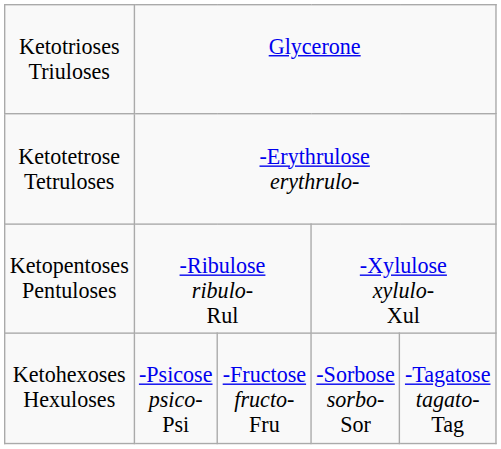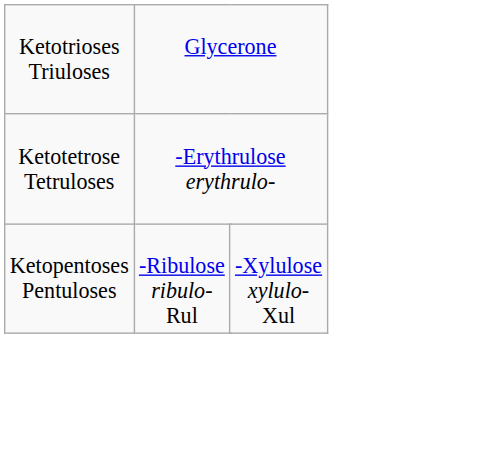- row: (69, 387)
